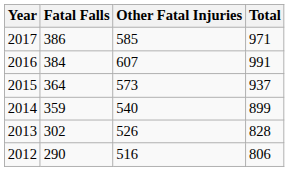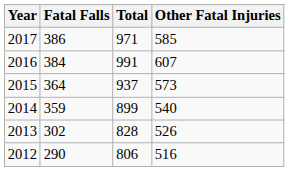columns swapped: (179, 16) <-> (265, 16)
